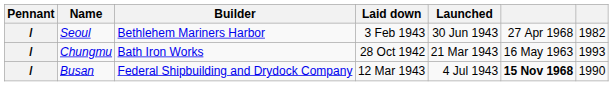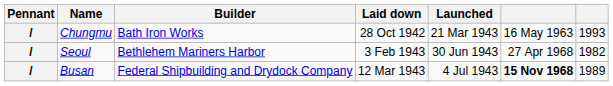rows swapped: (86, 52) <-> (75, 33)
(592, 71) 1990 -> (592, 71) 1989
